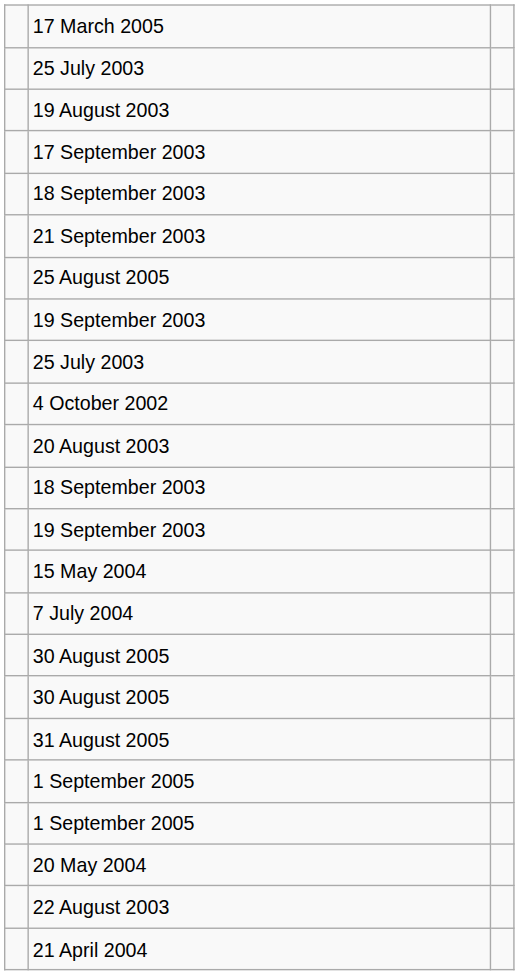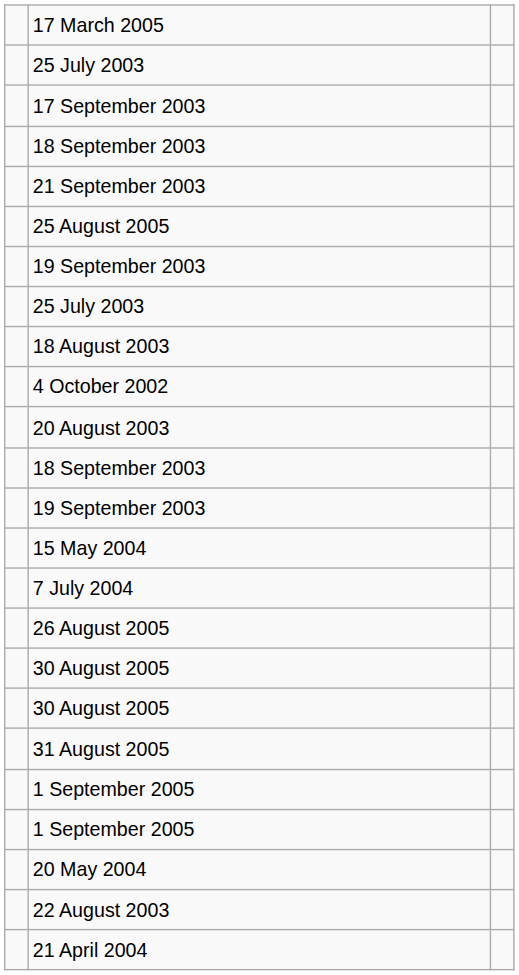- row: (16, 110)
+ row: (16, 347)
+ row: (16, 628)
